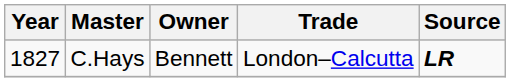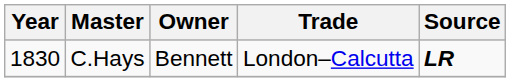(35, 58) 1827 -> (35, 58) 1830
